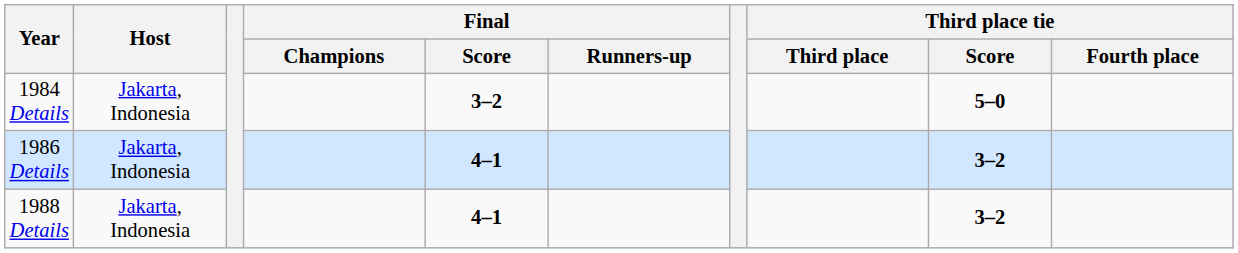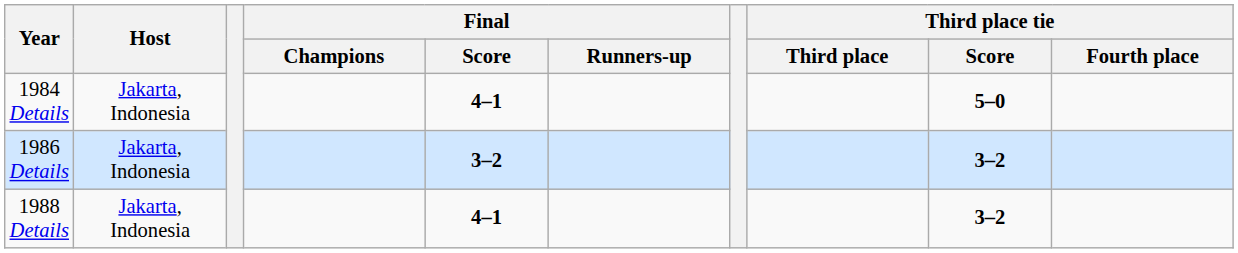(487, 101) 3–2 -> (487, 101) 4–1
(487, 160) 4–1 -> (487, 160) 3–2
